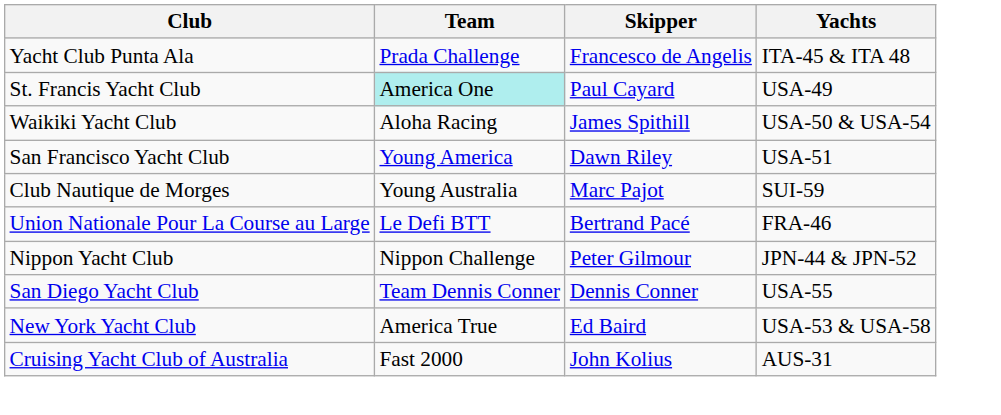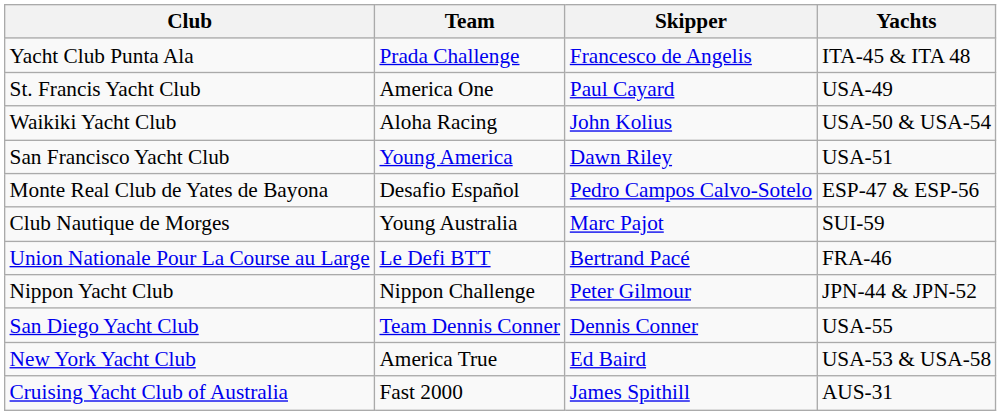(436, 88) paleturquoise background -> (436, 88) no background
(630, 122) James Spithill -> (621, 122) John Kolius
+ row: (169, 190)
(621, 358) John Kolius -> (630, 392) James Spithill
